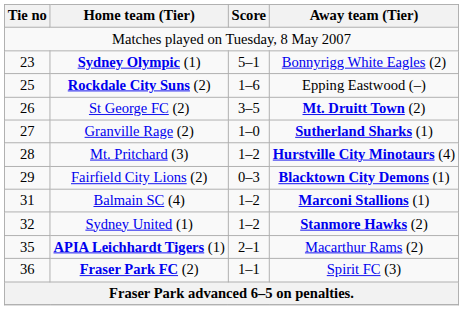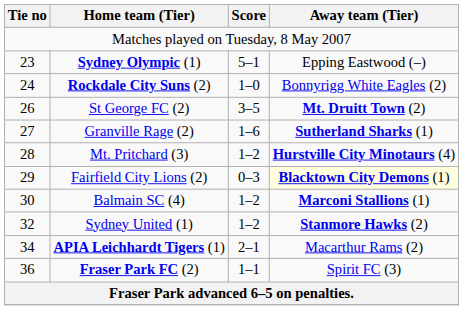(364, 62) Bonnyrigg White Eagles (2) -> (364, 62) Epping Eastwood (–)
(27, 85) 25 -> (27, 85) 24
(249, 85) 1–6 -> (249, 85) 1–0
(364, 85) Epping Eastwood (–) -> (364, 85) Bonnyrigg White Eagles (2)
(249, 131) 1–0 -> (249, 131) 1–6
(364, 177) no background -> (364, 177) lightyellow background
(27, 200) 31 -> (27, 200) 30
(27, 246) 35 -> (27, 246) 34
